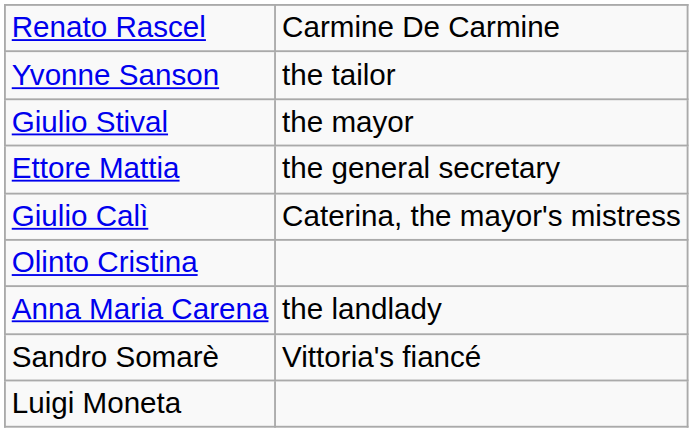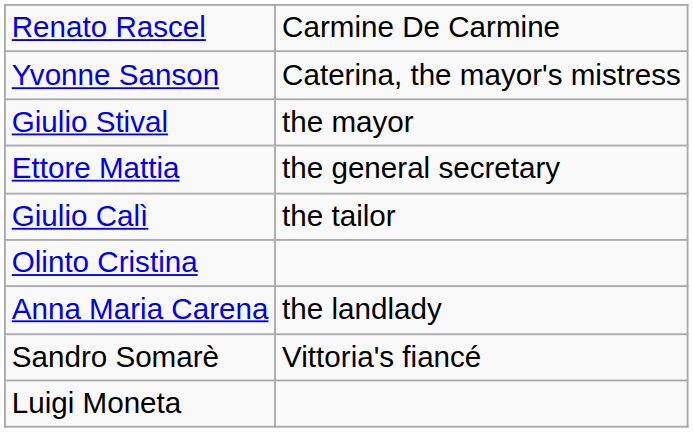(339, 74) the tailor -> (481, 74) Caterina, the mayor's mistress
(481, 215) Caterina, the mayor's mistress -> (339, 215) the tailor
